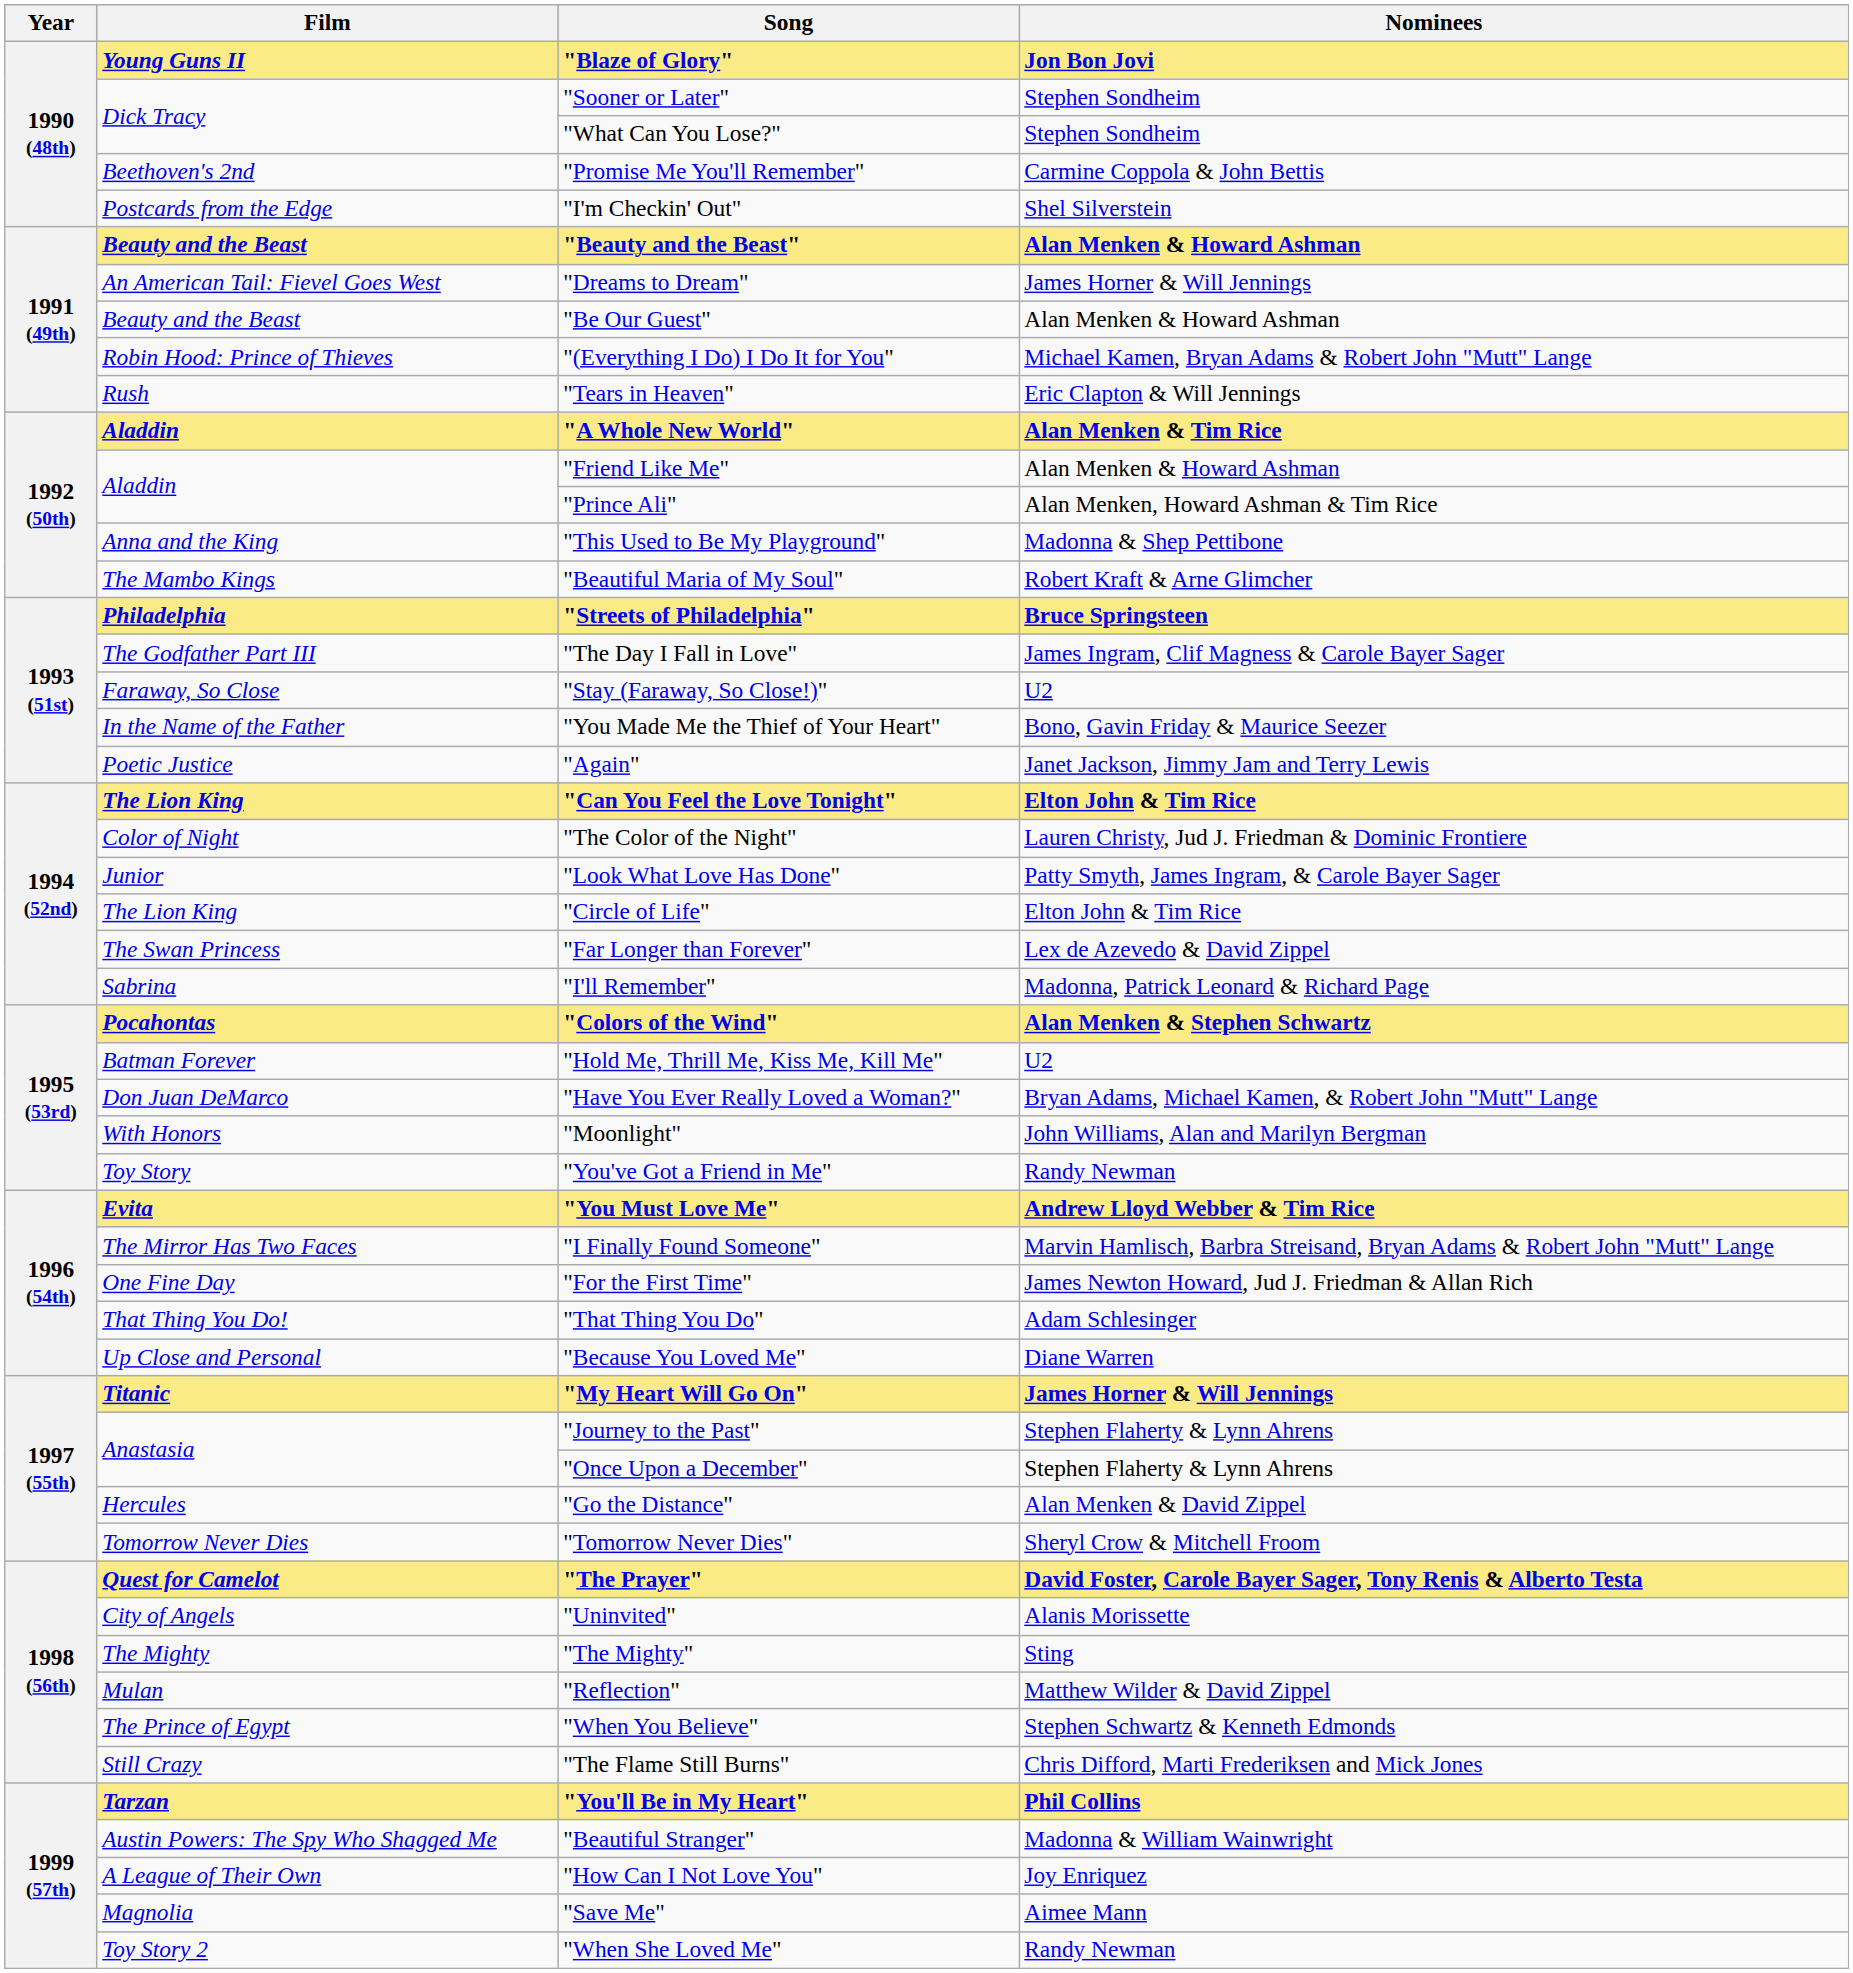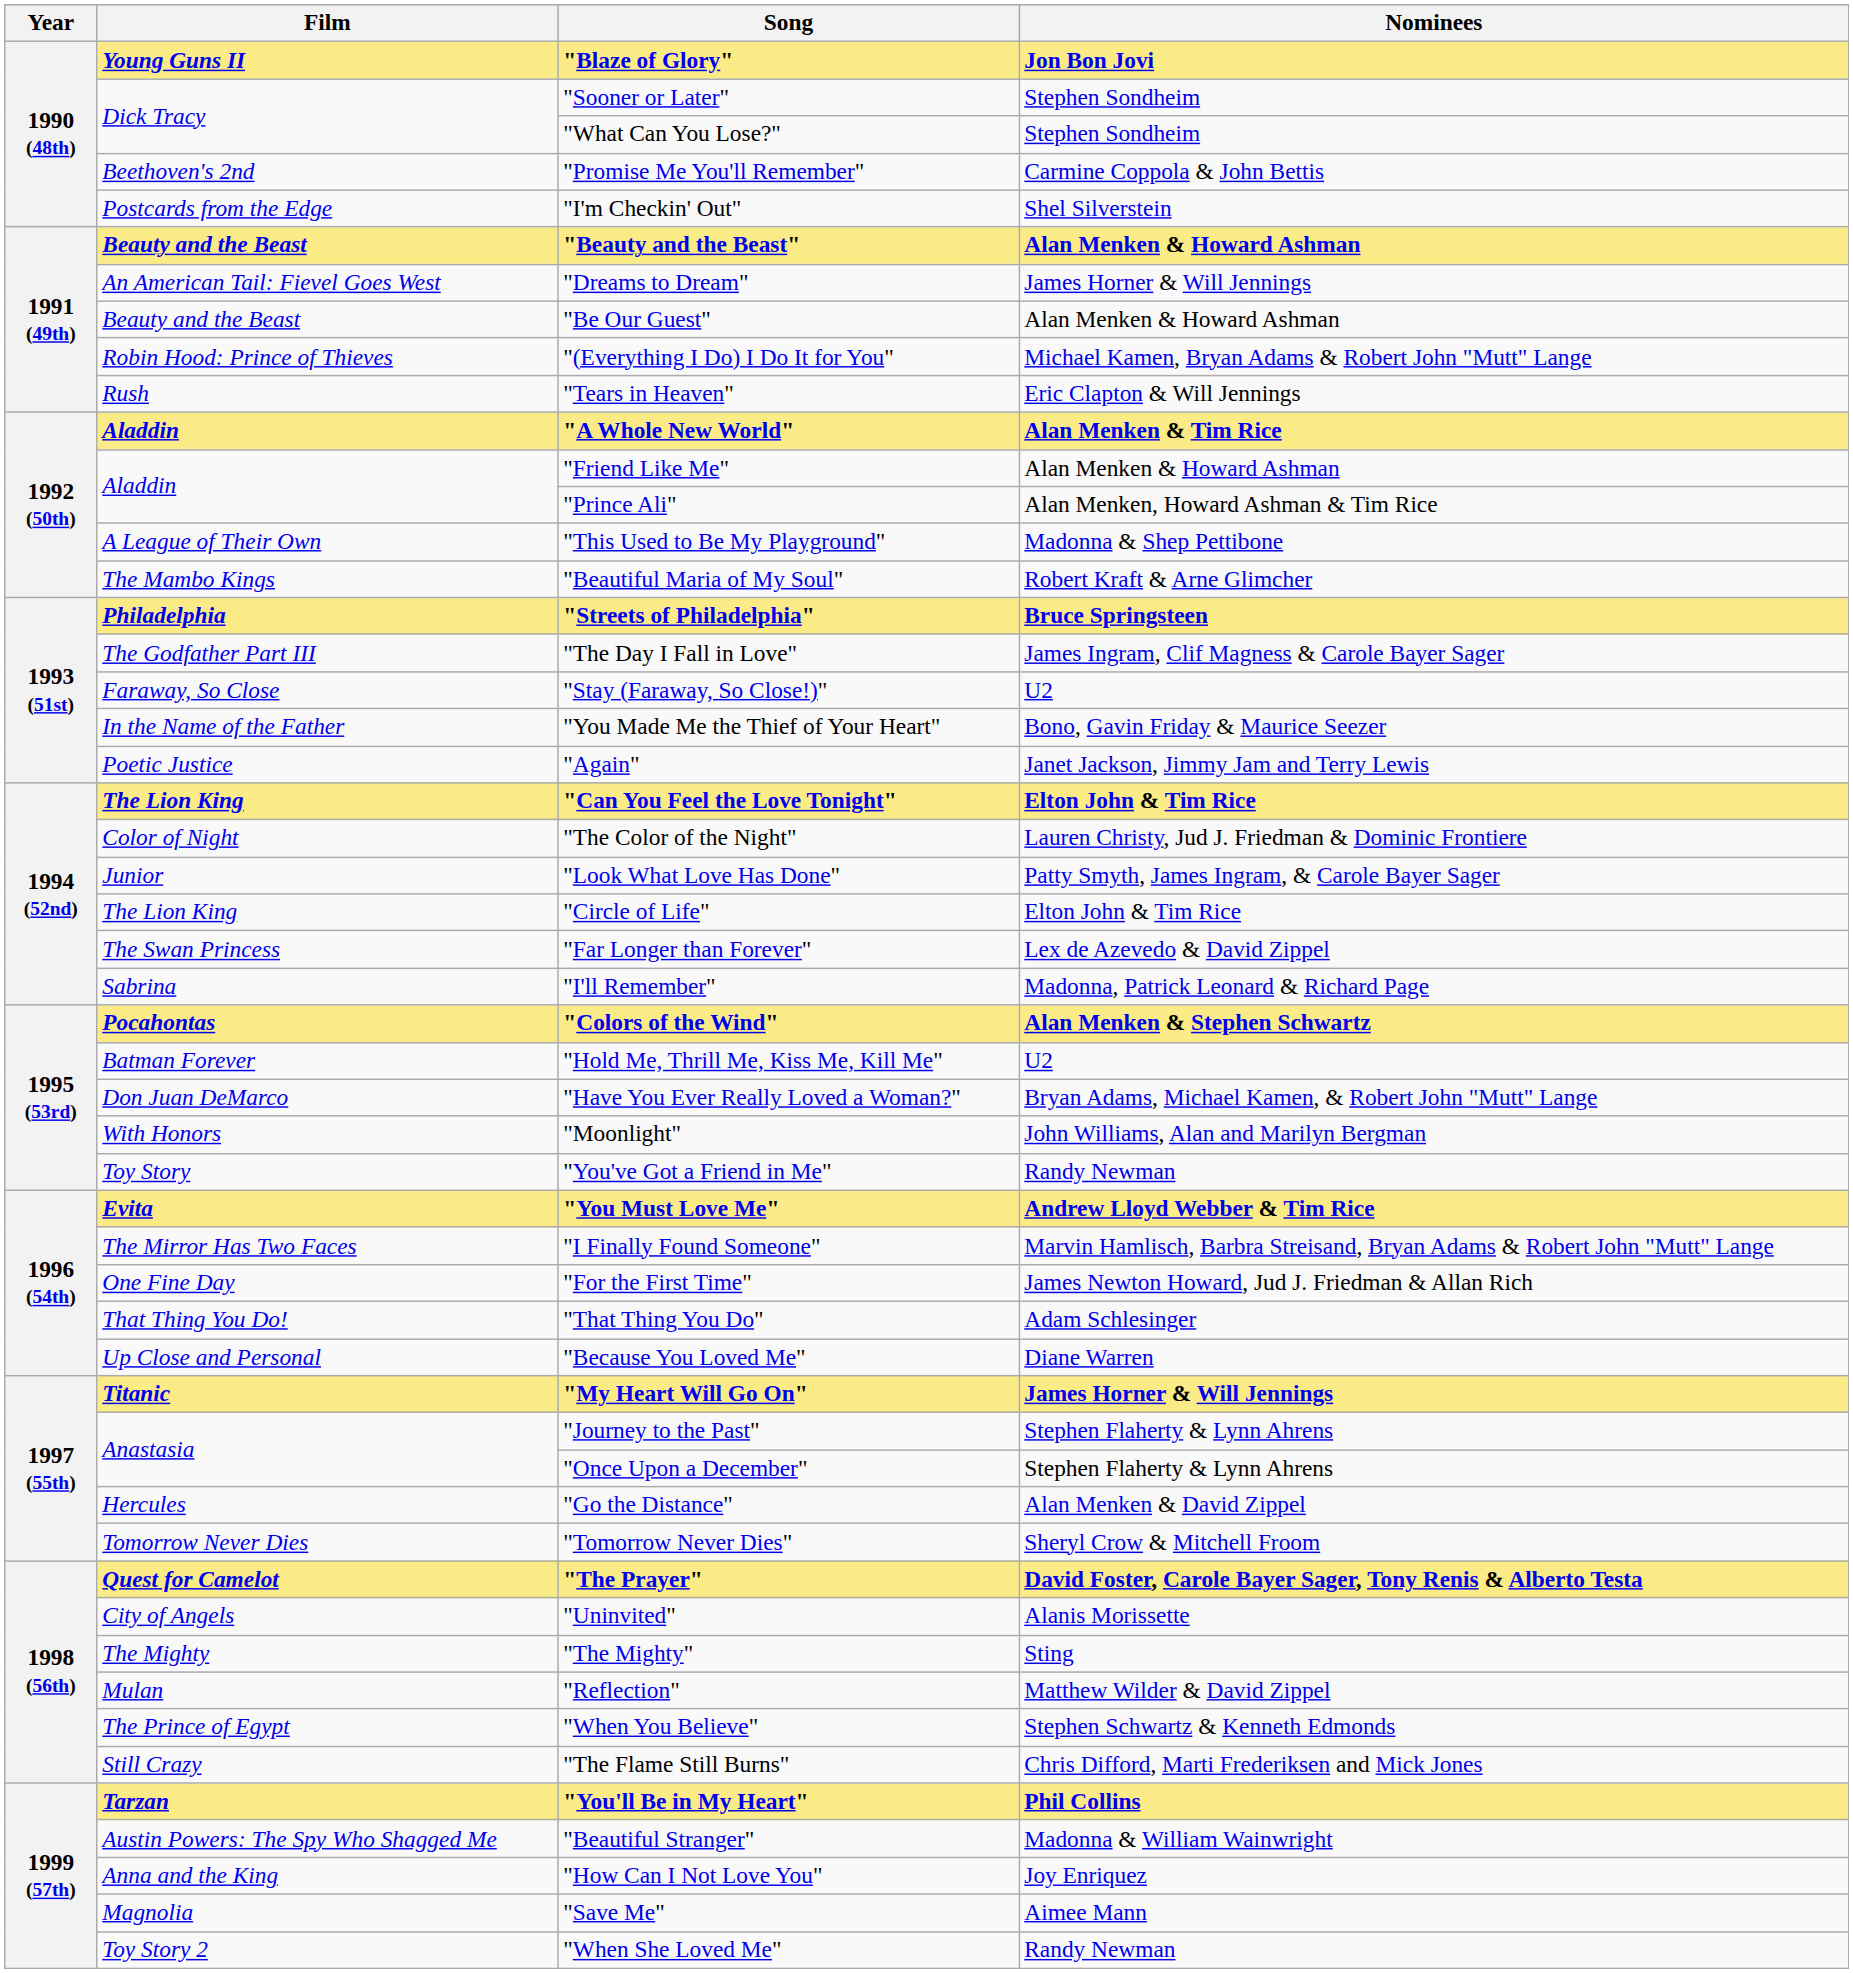(190, 541) Anna and the King -> (212, 541) A League of Their Own
(212, 1875) A League of Their Own -> (190, 1875) Anna and the King
